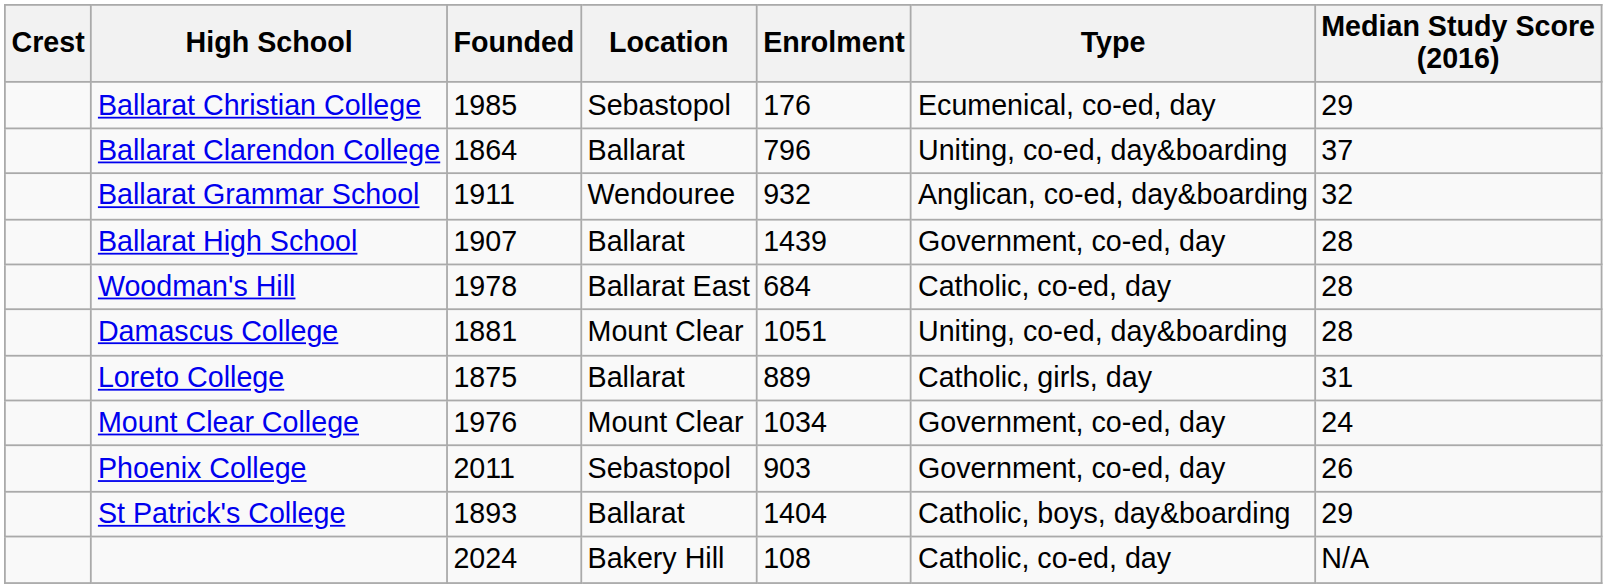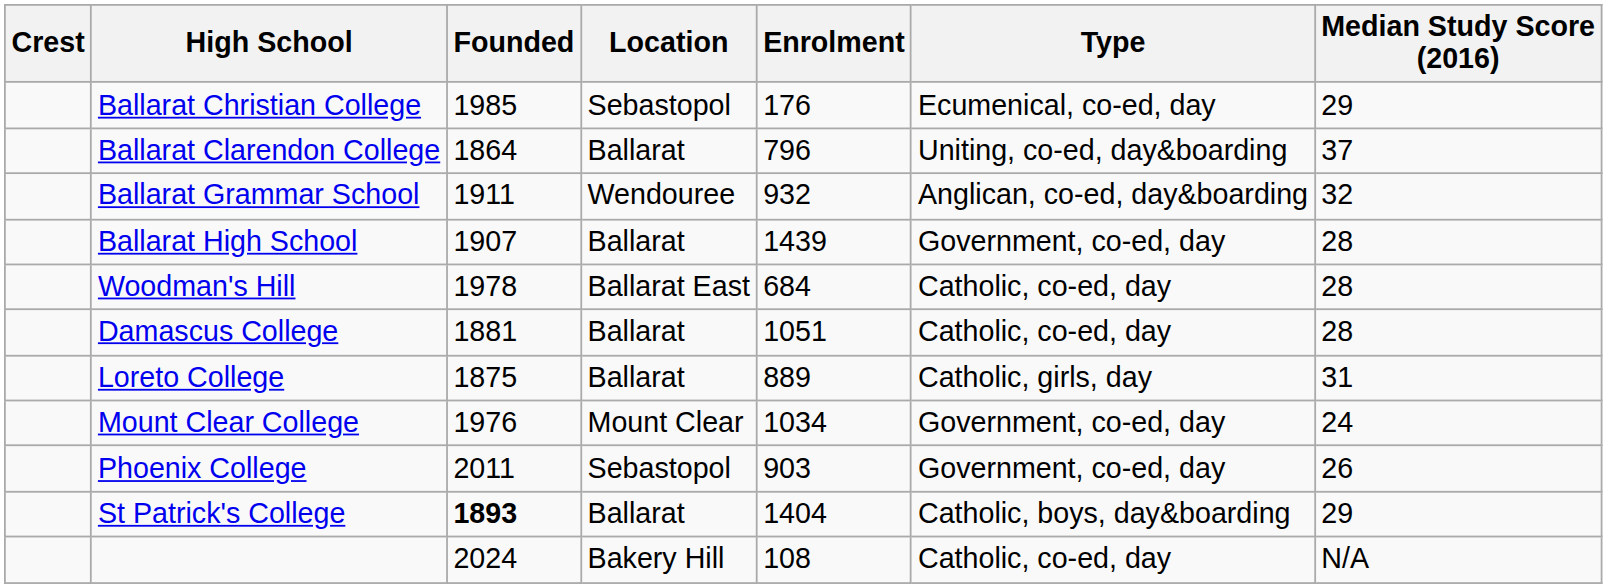(666, 331) Mount Clear -> (636, 331) Ballarat
(1103, 331) Uniting, co-ed, day&boarding -> (1045, 331) Catholic, co-ed, day
(485, 513) normal -> (485, 513) bold
